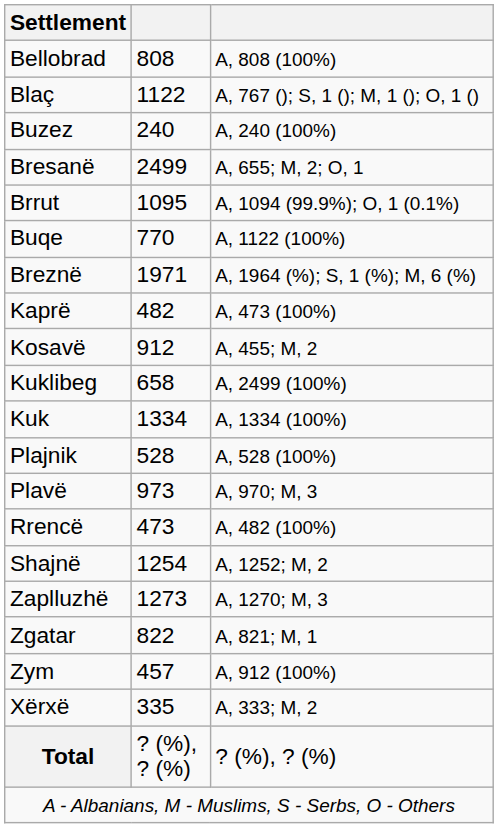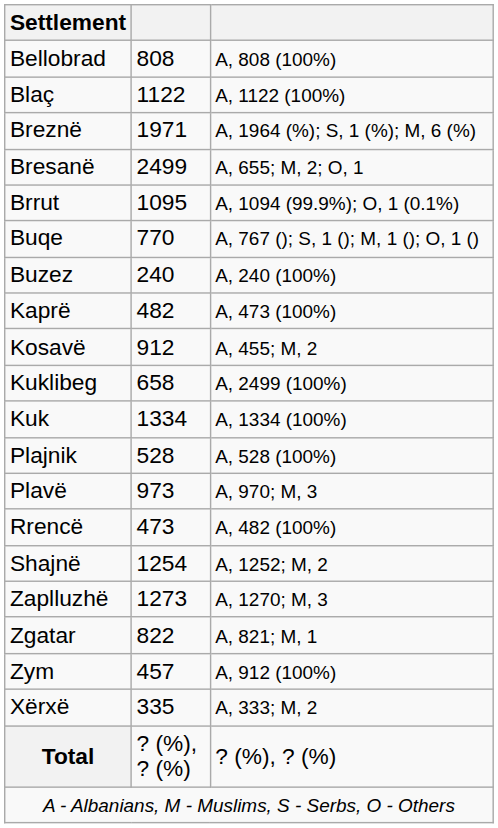(347, 96) A, 767 (); S, 1 (); M, 1 (); O, 1 () -> (280, 96) A, 1122 (100%)
rows swapped: (46, 274) <-> (42, 130)
(280, 240) A, 1122 (100%) -> (347, 240) A, 767 (); S, 1 (); M, 1 (); O, 1 ()
